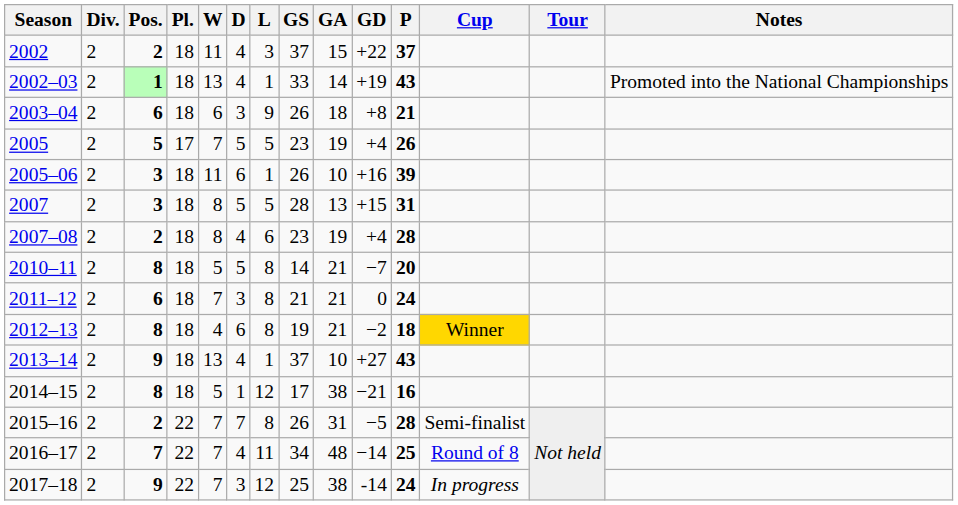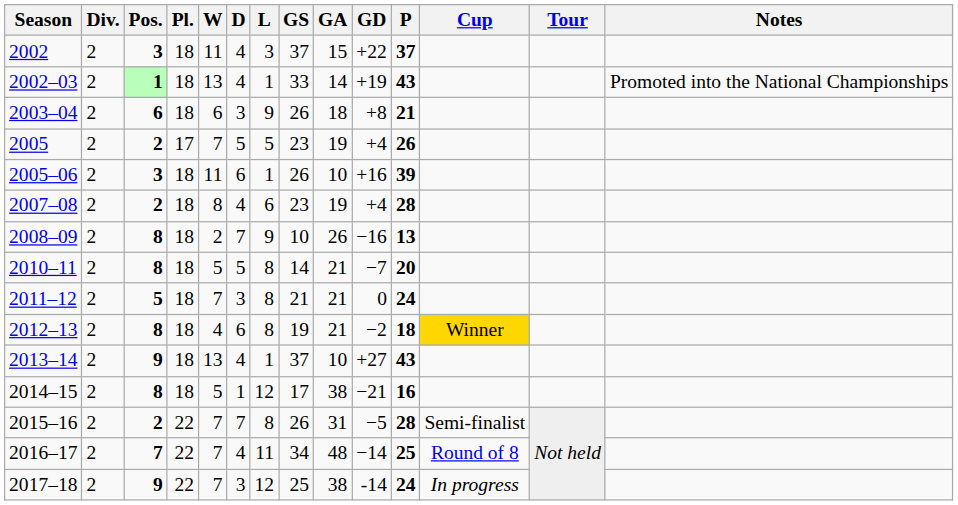(158, 50) 2 -> (158, 50) 3
(158, 143) 5 -> (158, 143) 2
- row: (29, 205)
+ row: (43, 236)
(158, 298) 6 -> (158, 298) 5
